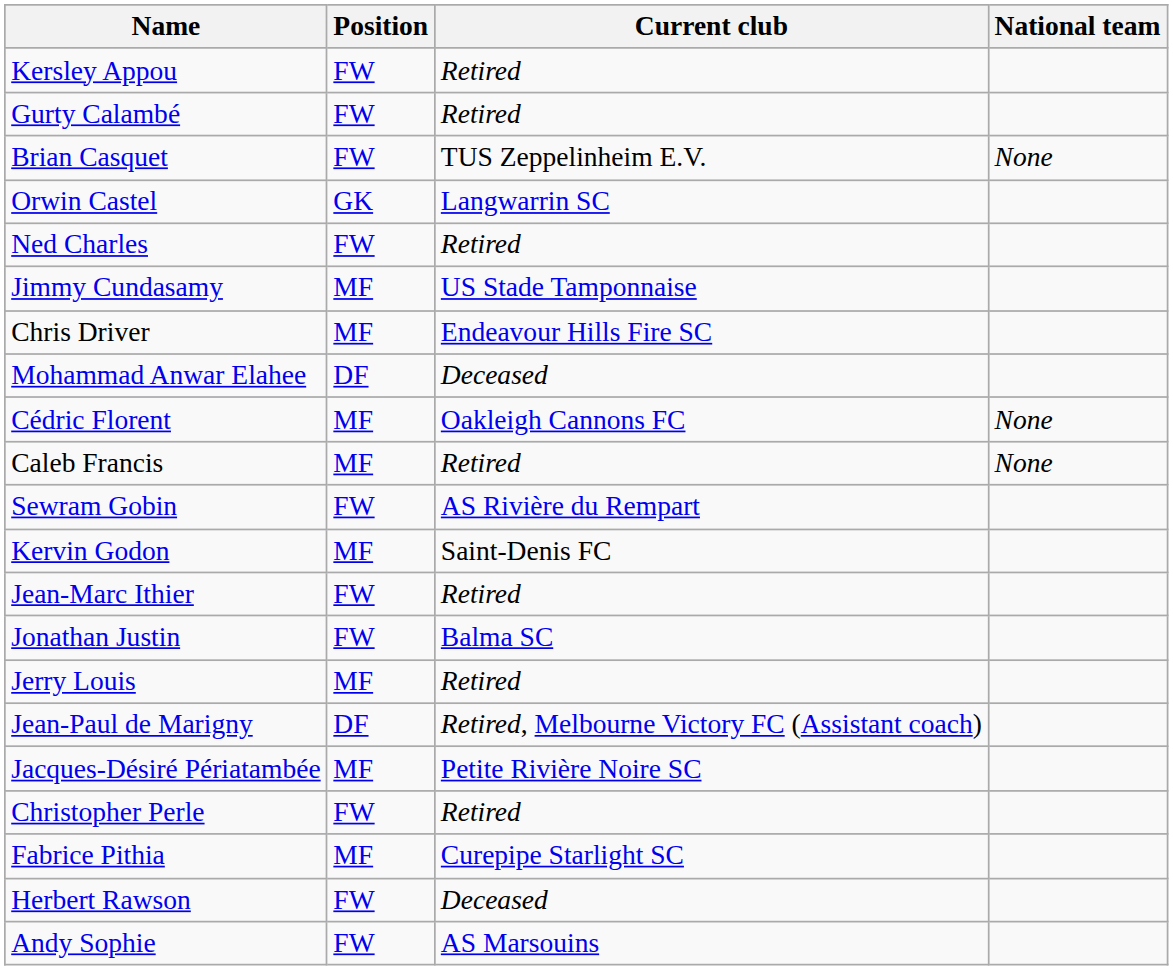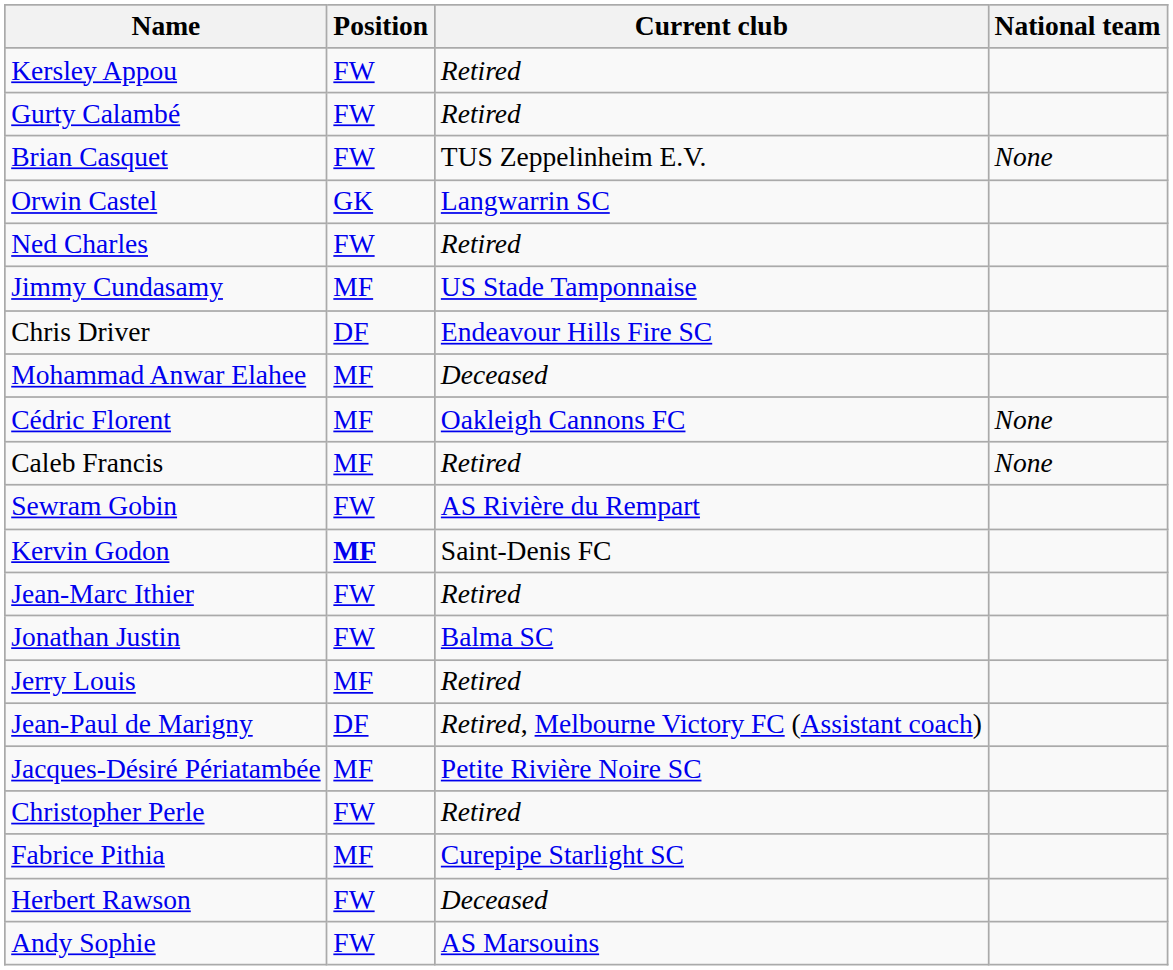(353, 331) MF -> (351, 331) DF
(351, 375) DF -> (353, 375) MF
(353, 550) normal -> (355, 550) bold
